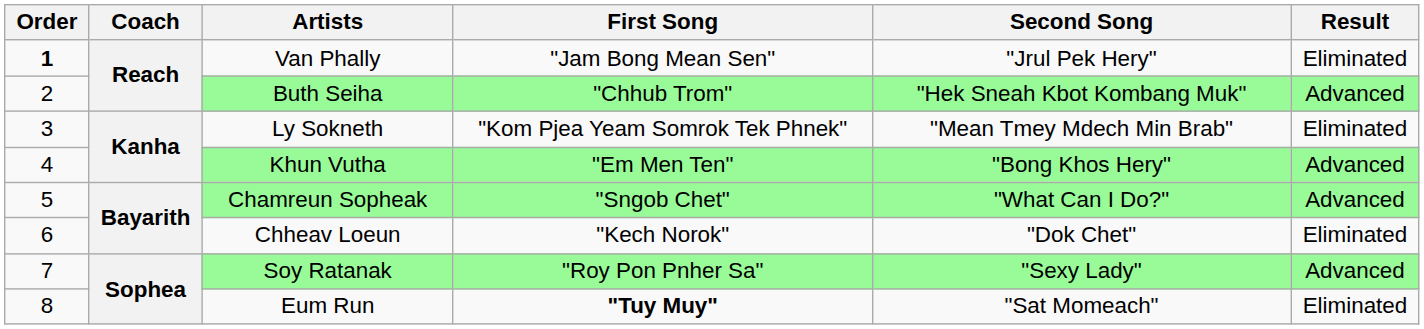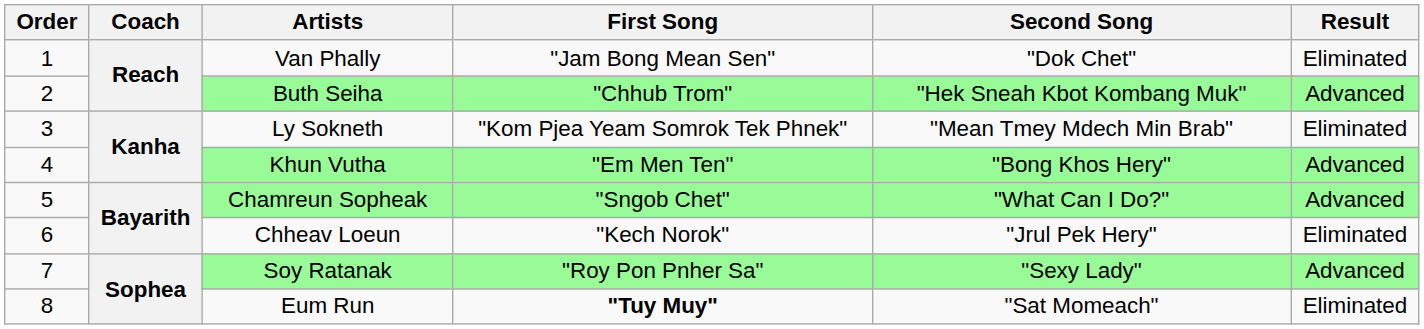(47, 57) bold -> (47, 57) normal
(1082, 57) "Jrul Pek Hery" -> (1082, 57) "Dok Chet"
(1082, 235) "Dok Chet" -> (1082, 235) "Jrul Pek Hery"
